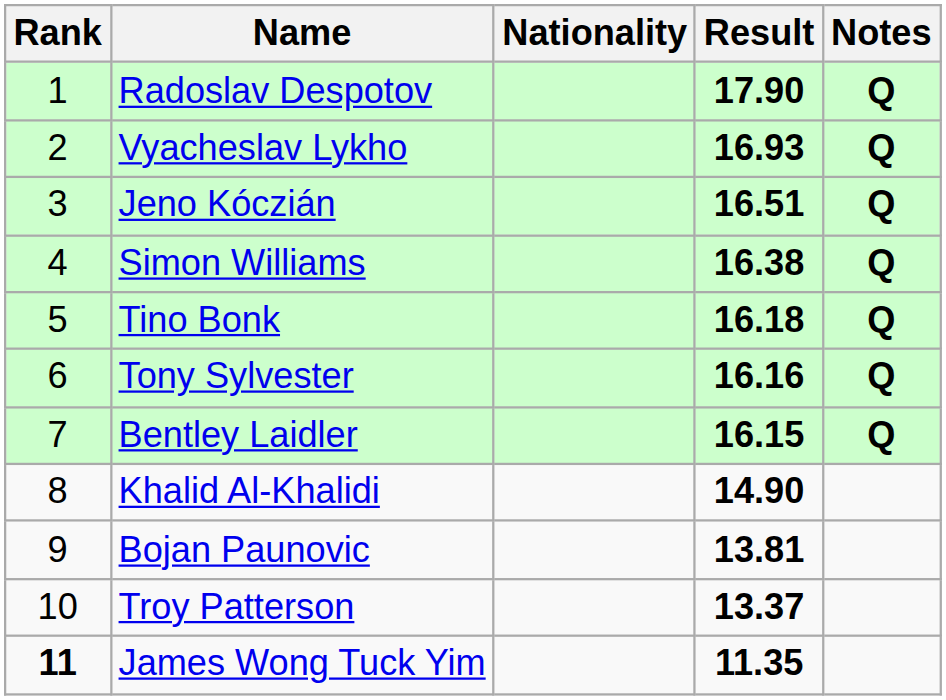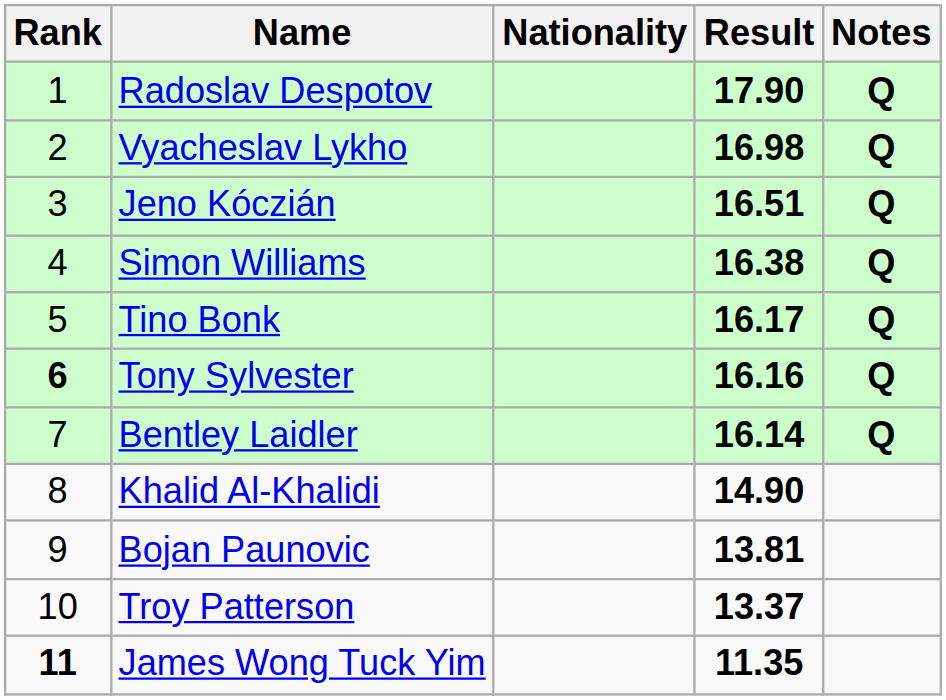(759, 147) 16.93 -> (759, 147) 16.98
(759, 319) 16.18 -> (759, 319) 16.17
(58, 377) normal -> (58, 377) bold
(759, 434) 16.15 -> (759, 434) 16.14
